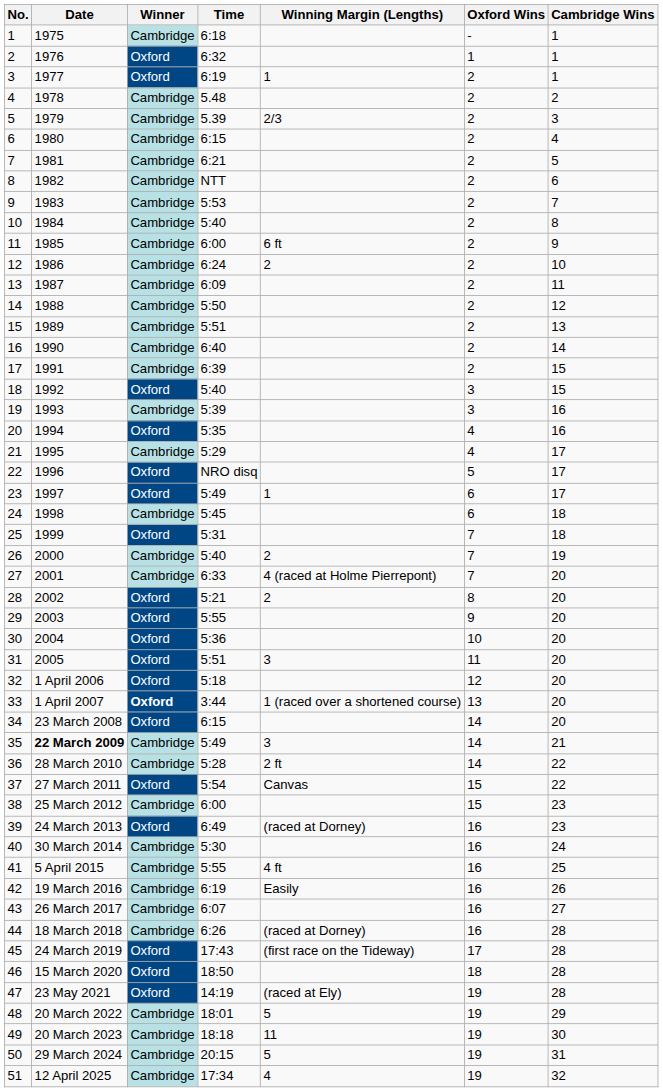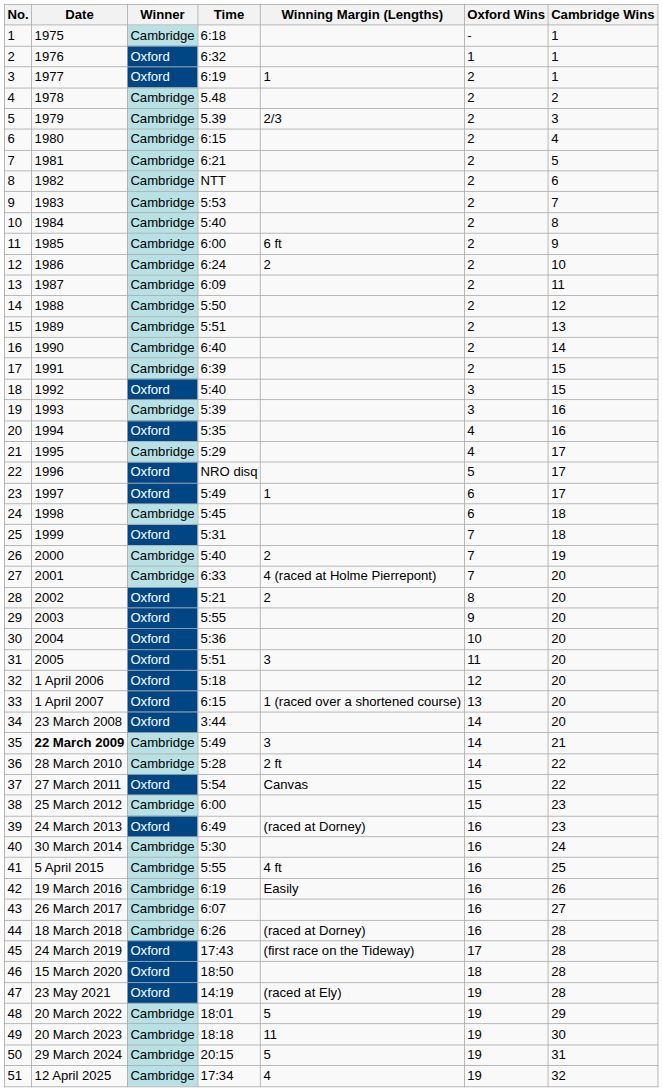(152, 701) bold -> (150, 701) normal
(213, 701) 3:44 -> (213, 701) 6:15
(213, 722) 6:15 -> (213, 722) 3:44
